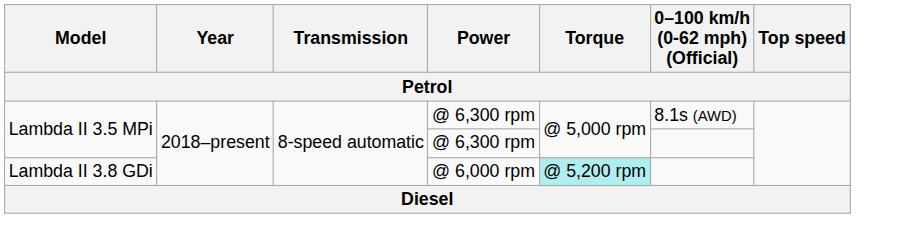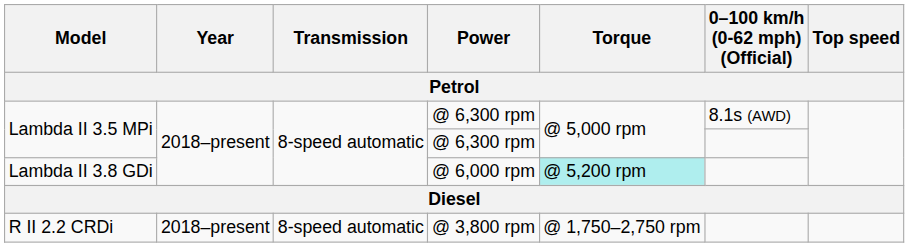+ row: (61, 227)
